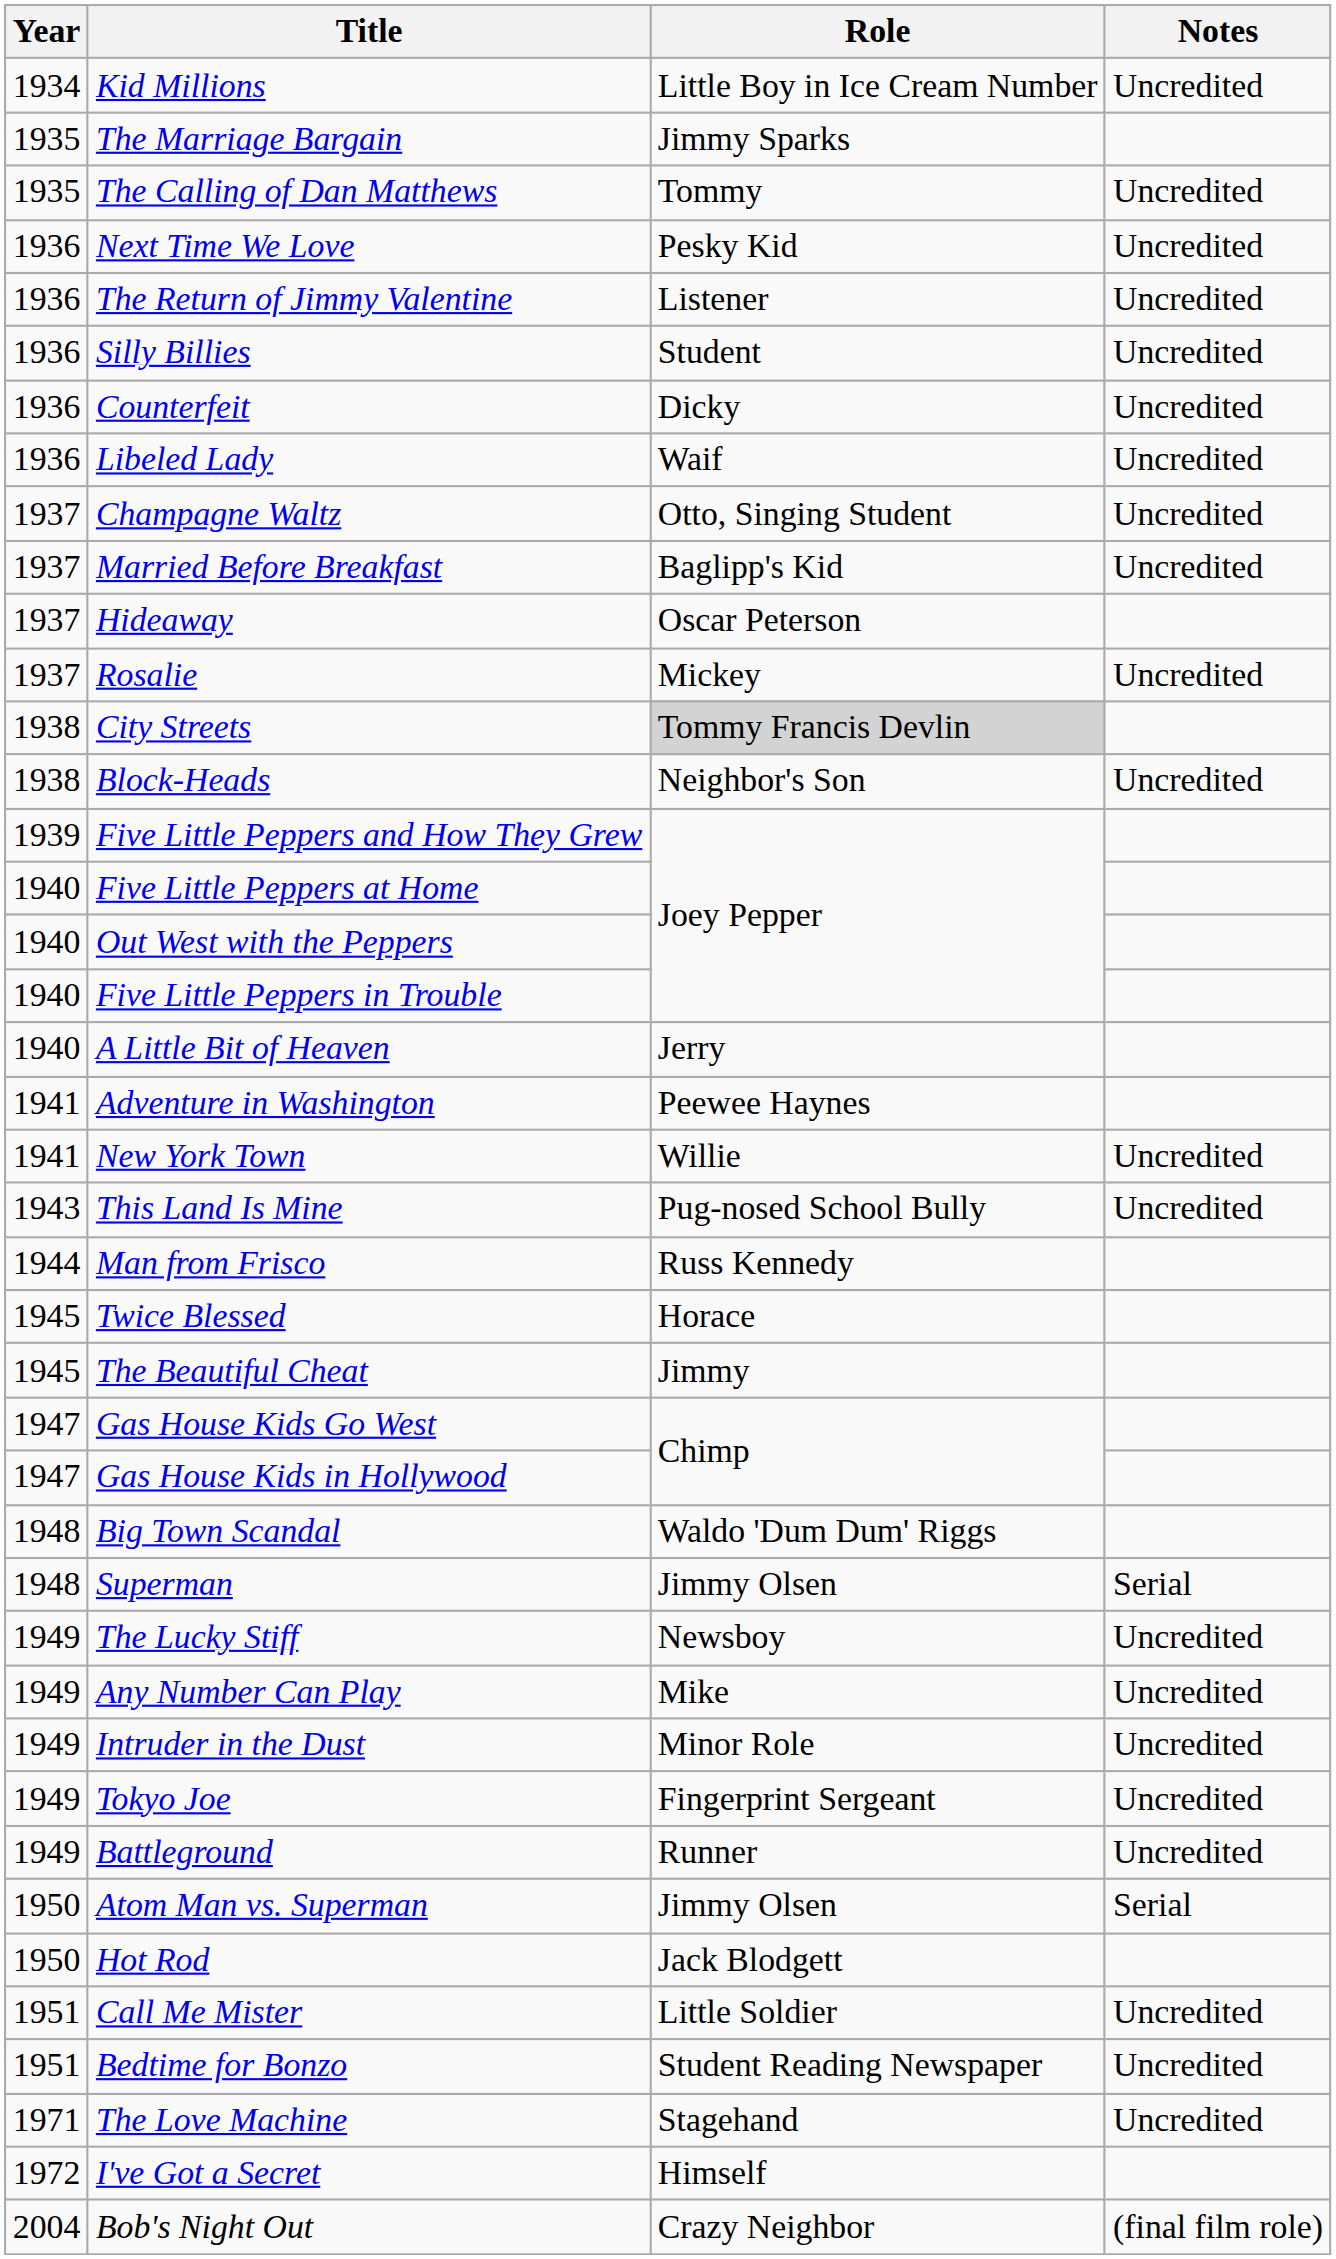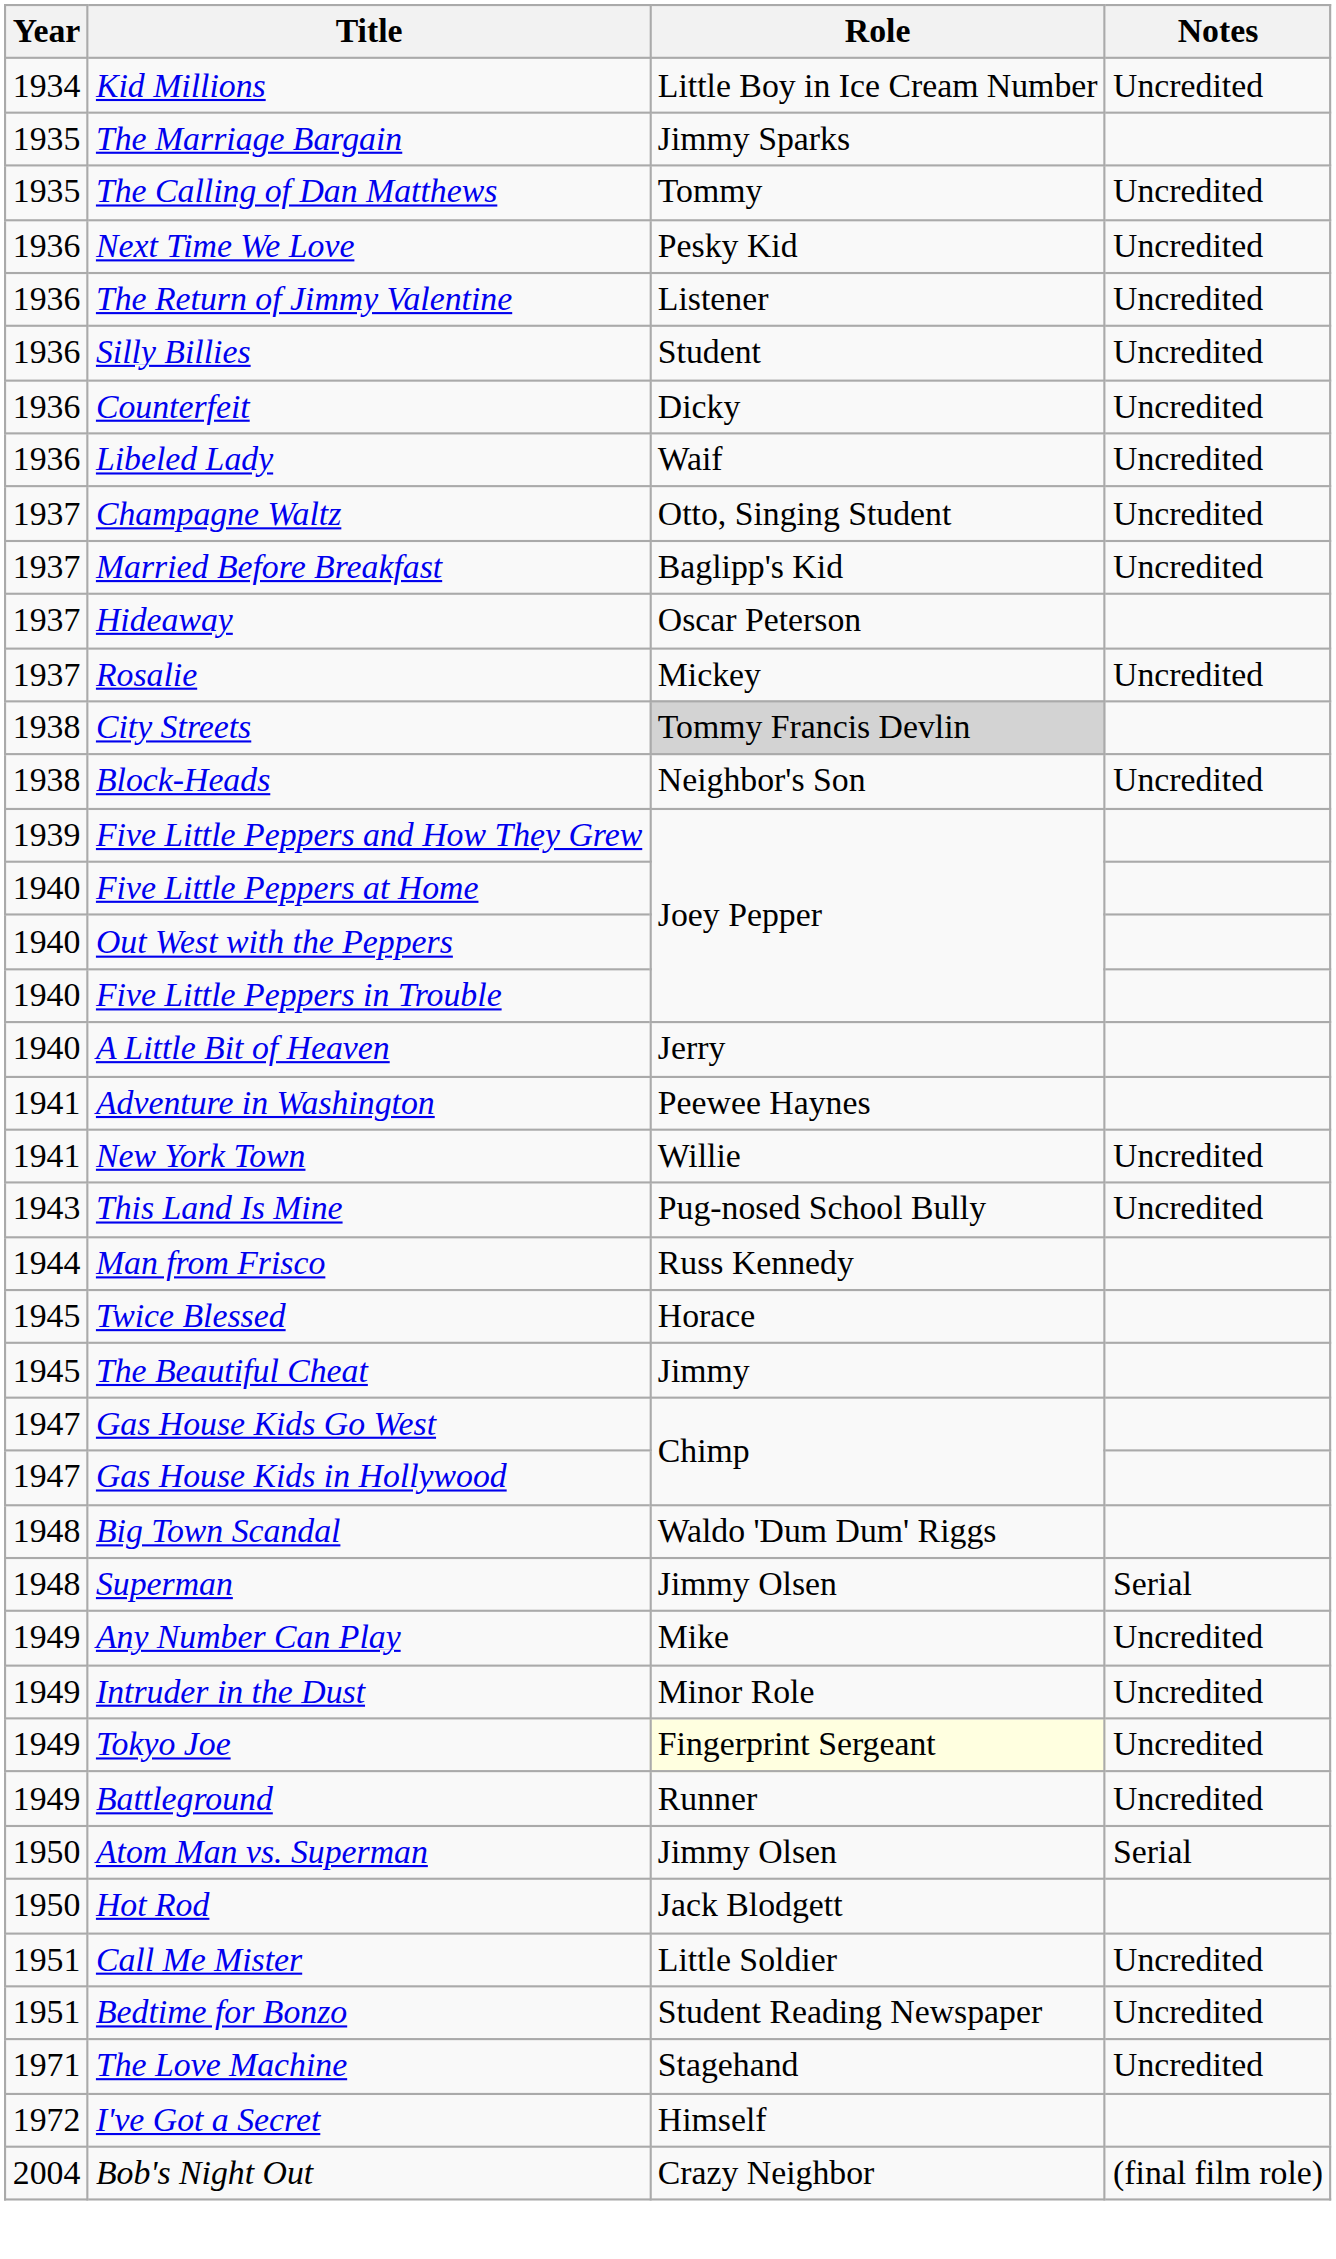- row: (197, 1637)
(797, 1798) no background -> (797, 1744) lightyellow background
